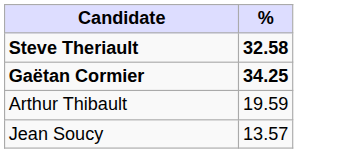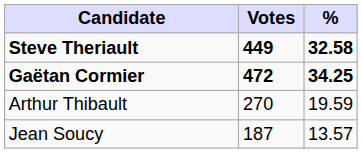+ column: (271, 18)
